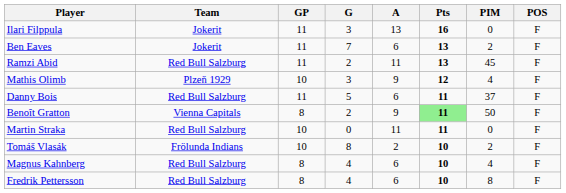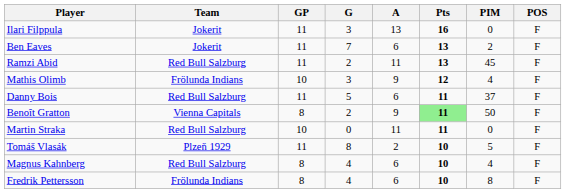(207, 79) Plzeň 1929 -> (207, 79) Frölunda Indians
(207, 146) Frölunda Indians -> (207, 146) Plzeň 1929
(302, 146) 10 -> (302, 146) 11
(490, 146) 2 -> (490, 146) 5
(207, 180) Red Bull Salzburg -> (207, 180) Frölunda Indians
